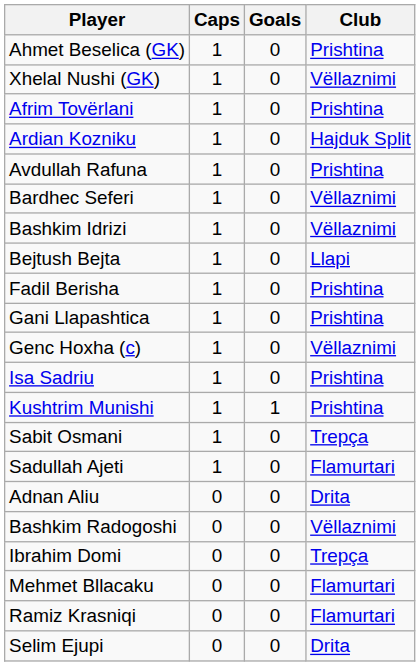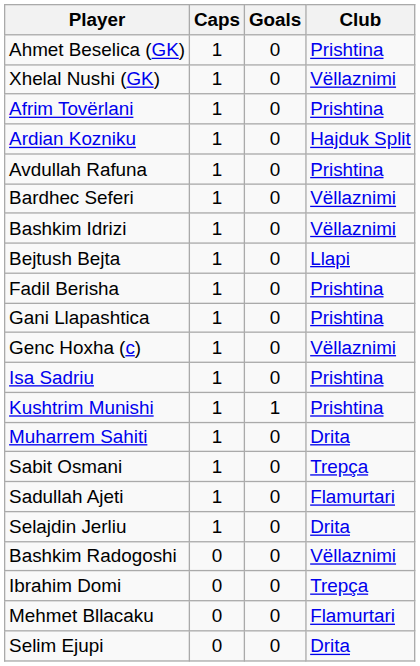+ row: (78, 437)
+ row: (68, 527)
- row: (54, 497)
- row: (72, 616)
